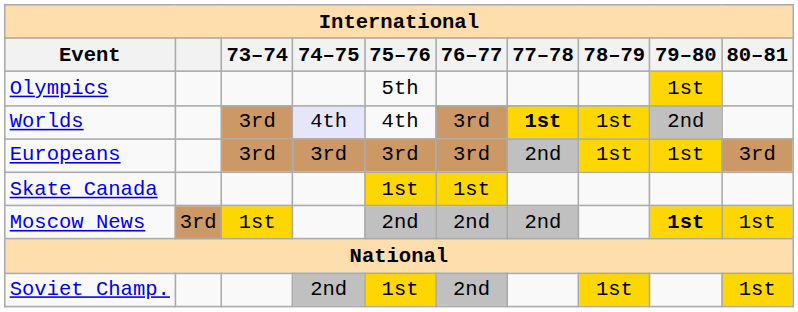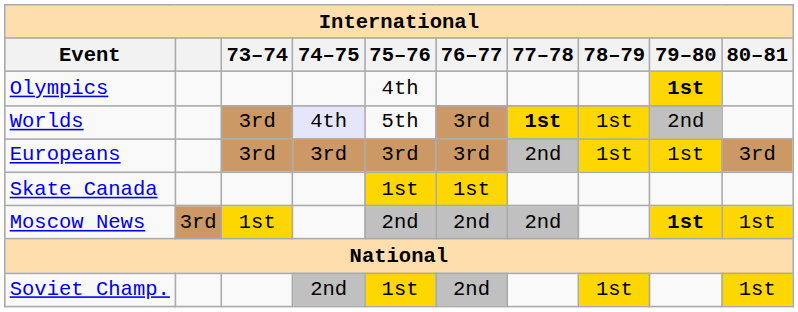(400, 88) 5th -> (400, 88) 4th
(686, 88) normal -> (686, 88) bold
(400, 122) 4th -> (400, 122) 5th
